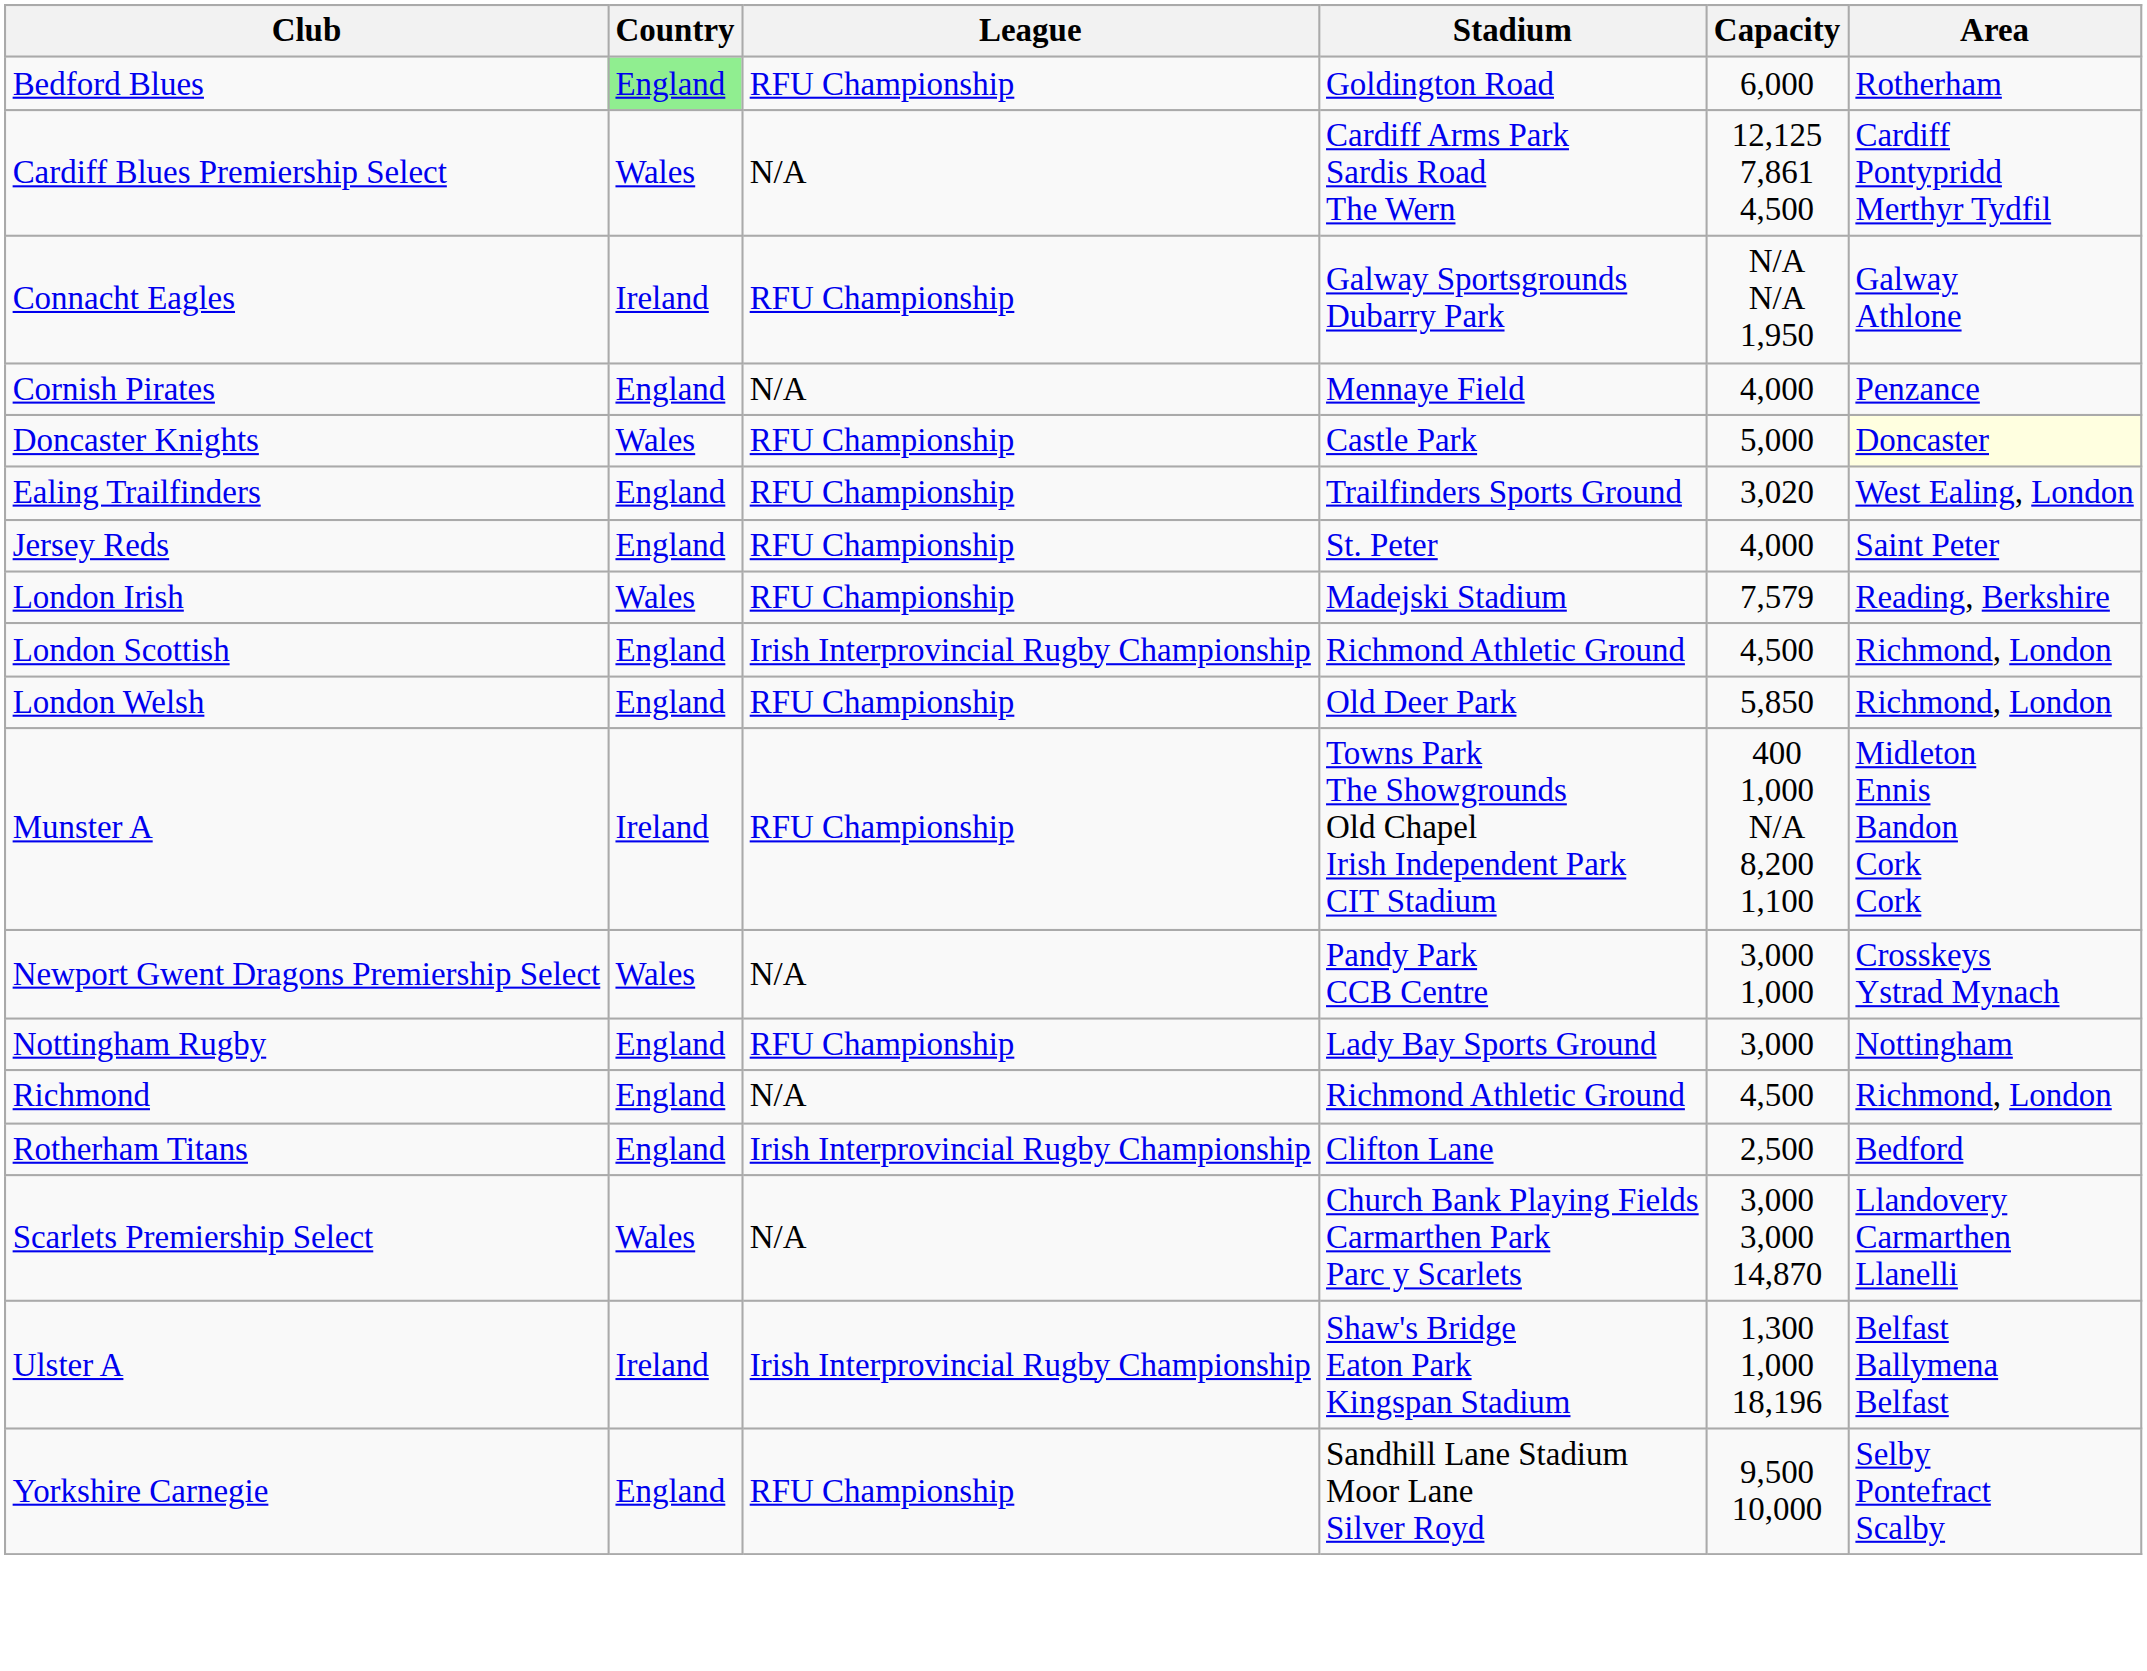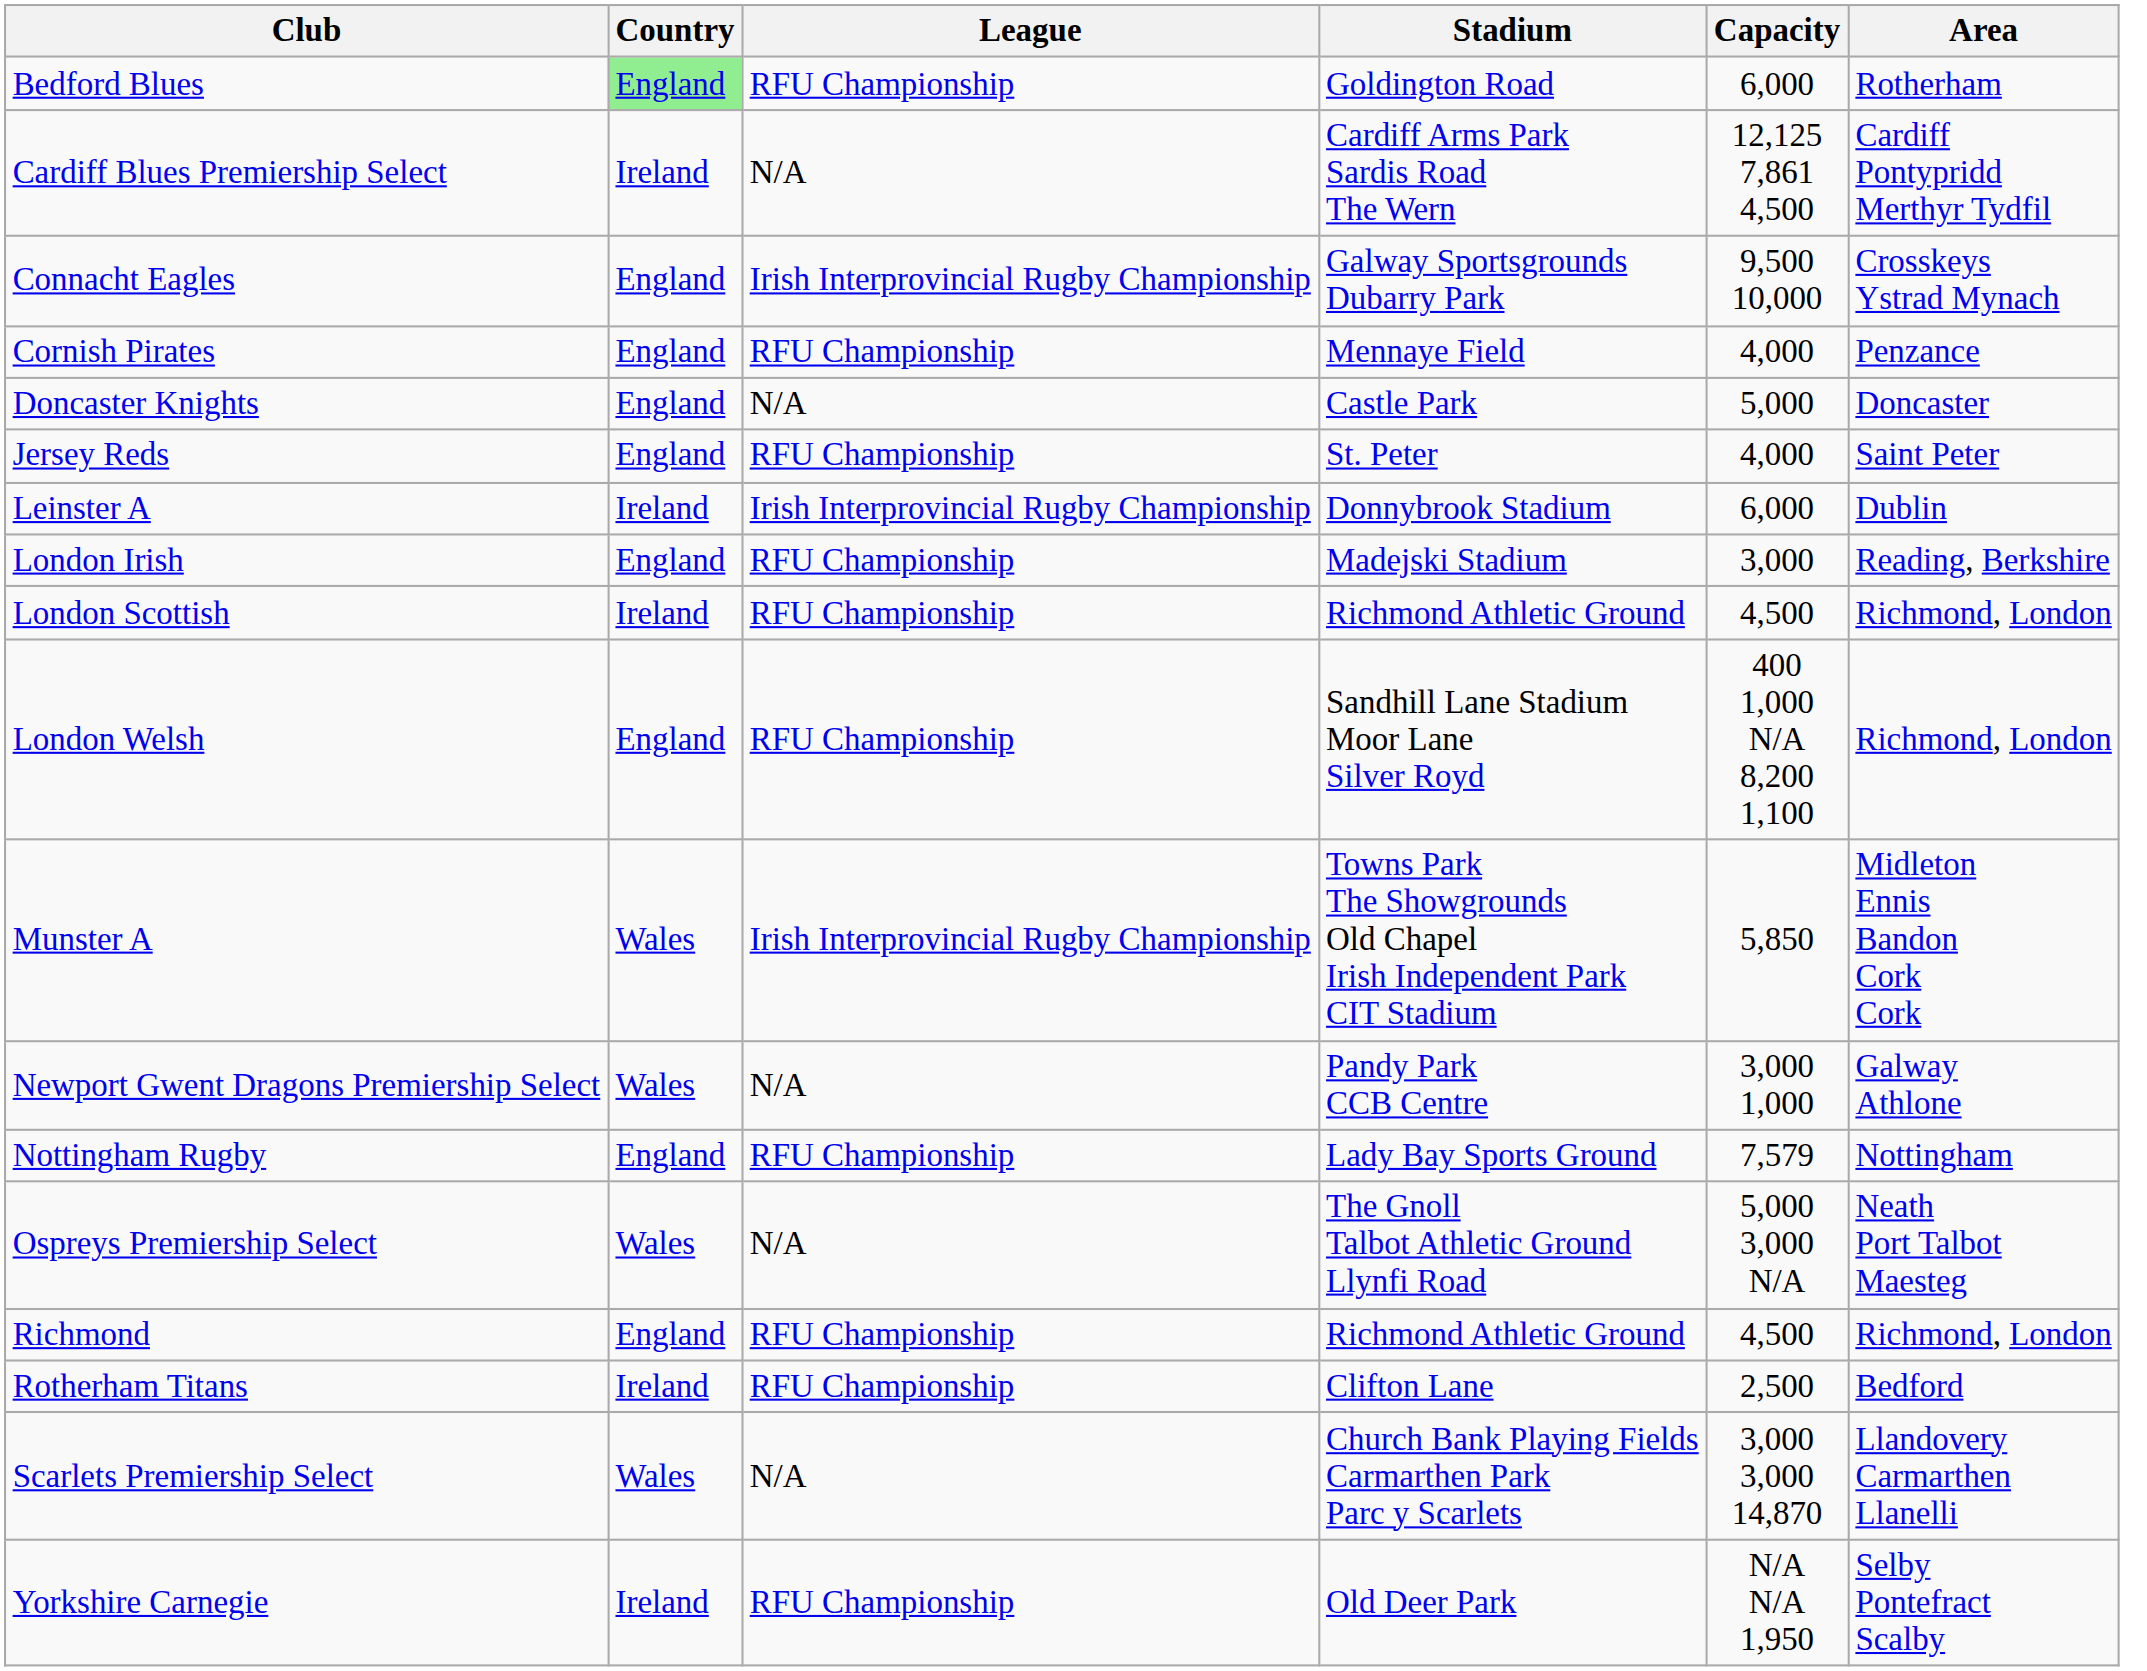(655, 172) Wales -> (662, 172) Ireland
(662, 298) Ireland -> (670, 280) England
(882, 298) RFU Championship -> (1030, 280) Irish Interprovincial Rugby Championship
(1777, 298) N/A N/A 1,950 -> (1777, 280) 9,500 10,000
(1908, 298) Galway Athlone -> (1957, 280) Crosskeys Ystrad Mynach
(778, 388) N/A -> (882, 350) RFU Championship
(655, 440) Wales -> (670, 403) England
(882, 440) RFU Championship -> (778, 403) N/A
(1922, 440) lightyellow background -> (1922, 403) no background
- row: (137, 492)
+ row: (82, 507)
(655, 597) Wales -> (670, 560) England
(1777, 597) 7,579 -> (1777, 560) 3,000
(670, 649) England -> (662, 612) Ireland
(1030, 649) Irish Interprovincial Rugby Championship -> (882, 612) RFU Championship
(1421, 701) Old Deer Park -> (1477, 738) Sandhill Lane Stadium Moor Lane Silver Royd
(1777, 701) 5,850 -> (1777, 738) 400 1,000 N/A 8,200 1,100
(662, 828) Ireland -> (655, 939) Wales
(882, 828) RFU Championship -> (1030, 939) Irish Interprovincial Rugby Championship
(1777, 828) 400 1,000 N/A 8,200 1,100 -> (1777, 939) 5,850
(1957, 973) Crosskeys Ystrad Mynach -> (1908, 1084) Galway Athlone
(1777, 1043) 3,000 -> (1777, 1155) 7,579
+ row: (195, 1244)
(778, 1096) N/A -> (882, 1333) RFU Championship
(670, 1148) England -> (662, 1386) Ireland
(1030, 1148) Irish Interprovincial Rugby Championship -> (882, 1386) RFU Championship
- row: (68, 1364)
(670, 1490) England -> (662, 1601) Ireland
(1477, 1490) Sandhill Lane Stadium Moor Lane Silver Royd -> (1421, 1601) Old Deer Park
(1777, 1490) 9,500 10,000 -> (1777, 1601) N/A N/A 1,950
